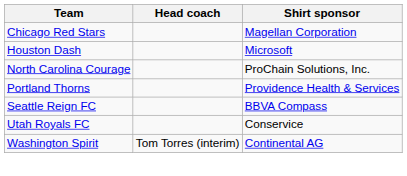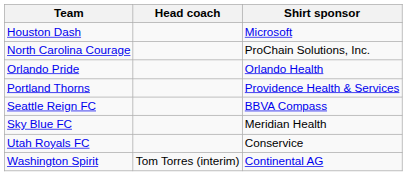- row: (56, 32)
+ row: (43, 69)
+ row: (40, 124)
